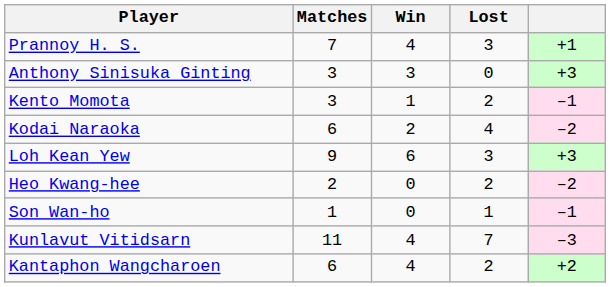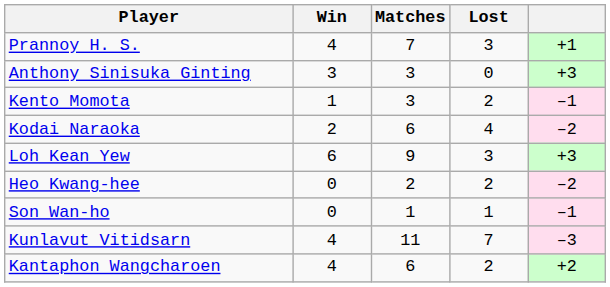columns swapped: (332, 19) <-> (411, 19)
